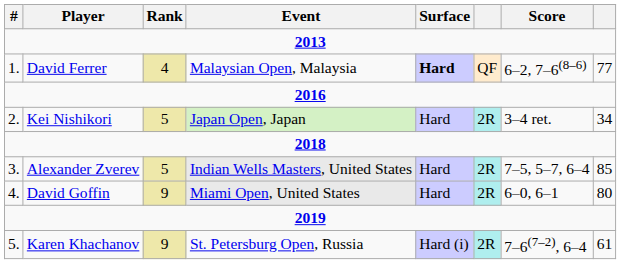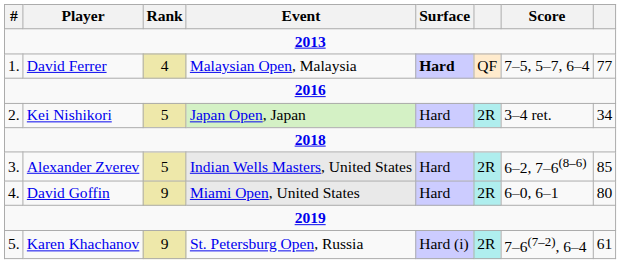(545, 68) 6–2, 7–6(8–6) -> (547, 66) 7–5, 5–7, 6–4
(547, 168) 7–5, 5–7, 6–4 -> (545, 166) 6–2, 7–6(8–6)
